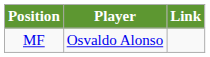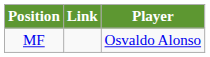columns swapped: (115, 16) <-> (186, 16)
